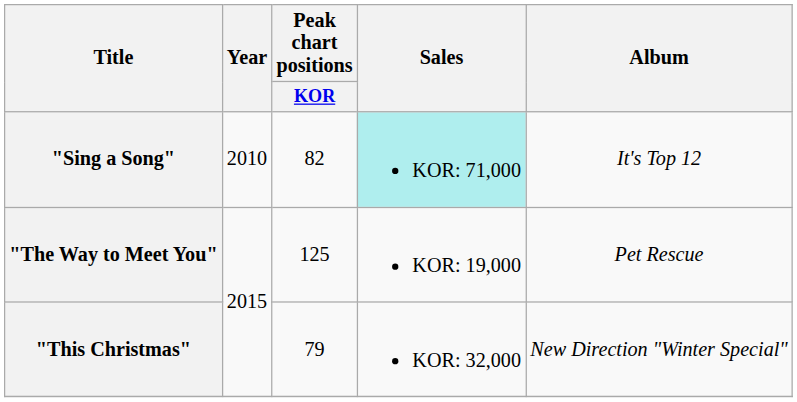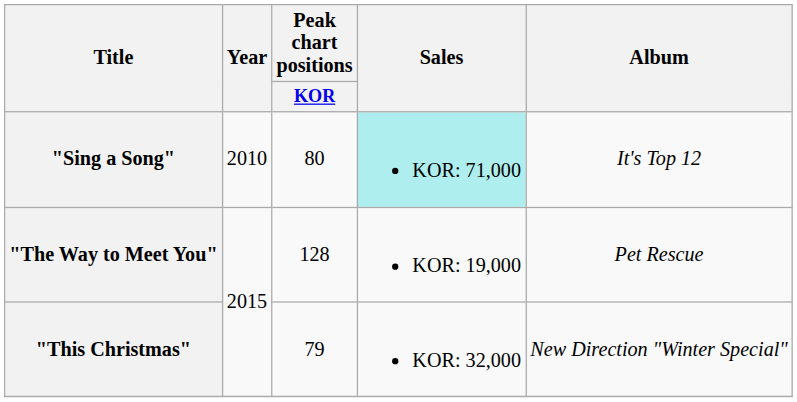(315, 159) 82 -> (315, 159) 80
(315, 254) 125 -> (315, 254) 128
